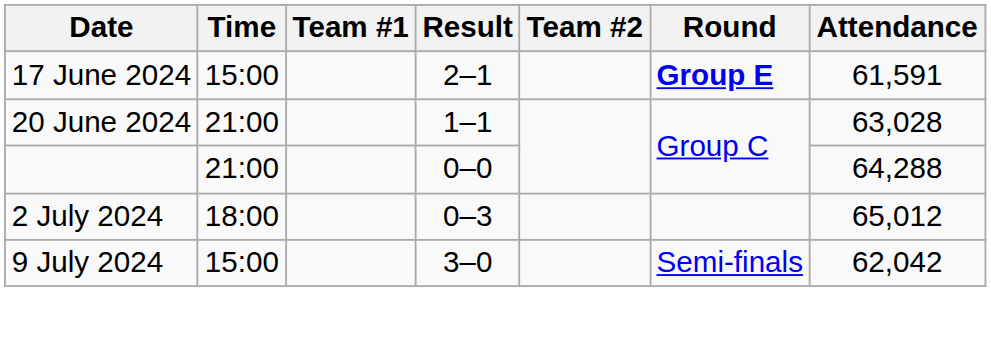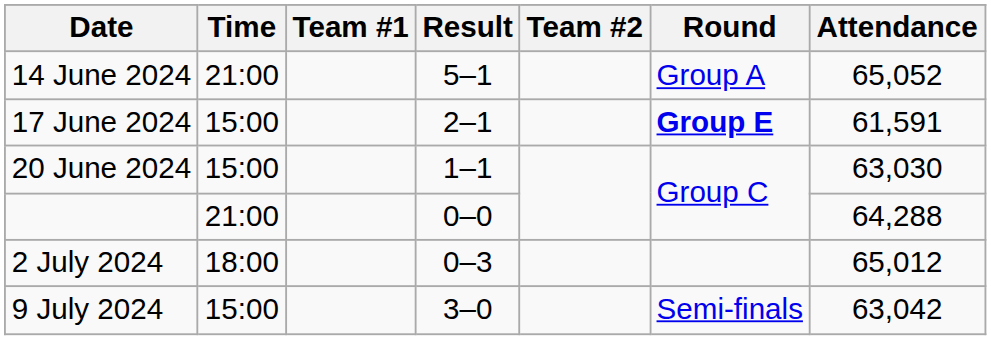+ row: (101, 74)
(242, 121) 21:00 -> (242, 168) 15:00
(897, 121) 63,028 -> (897, 168) 63,030
(897, 262) 62,042 -> (897, 309) 63,042
